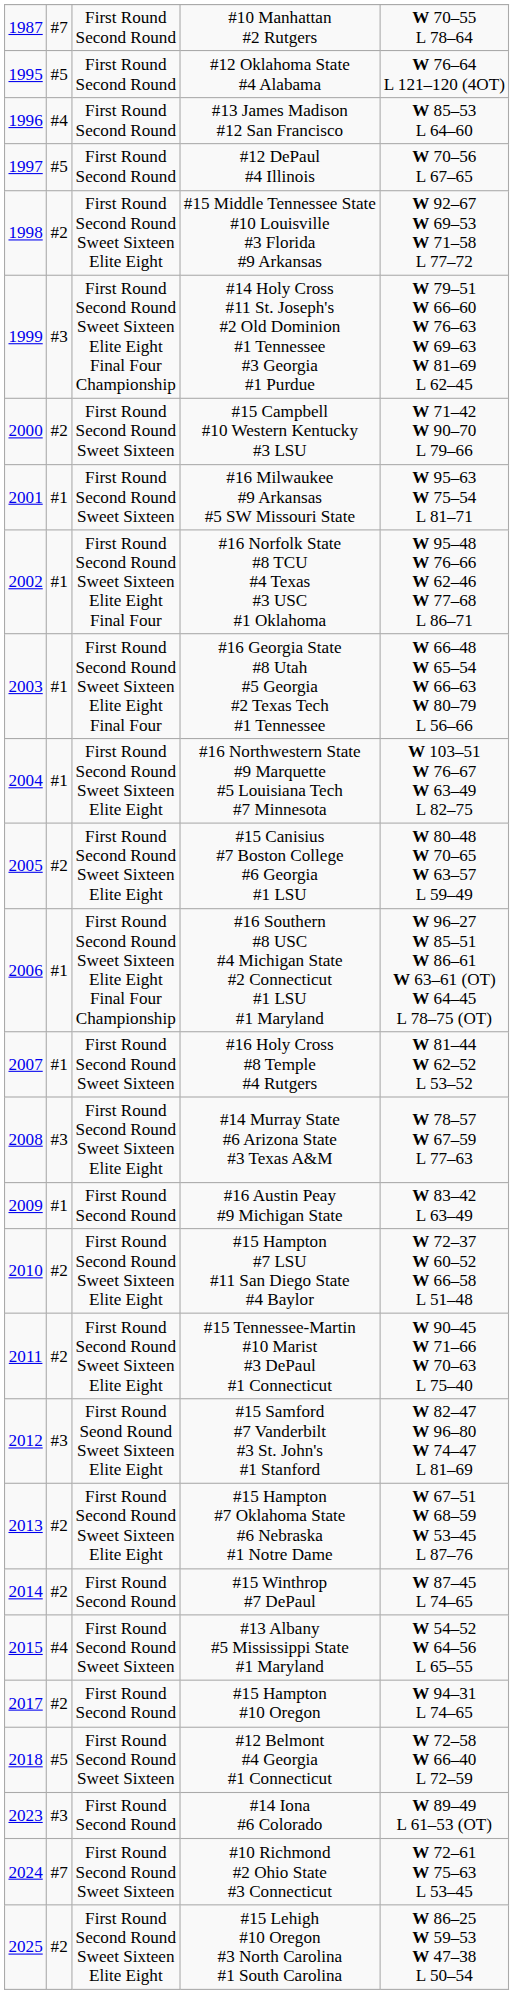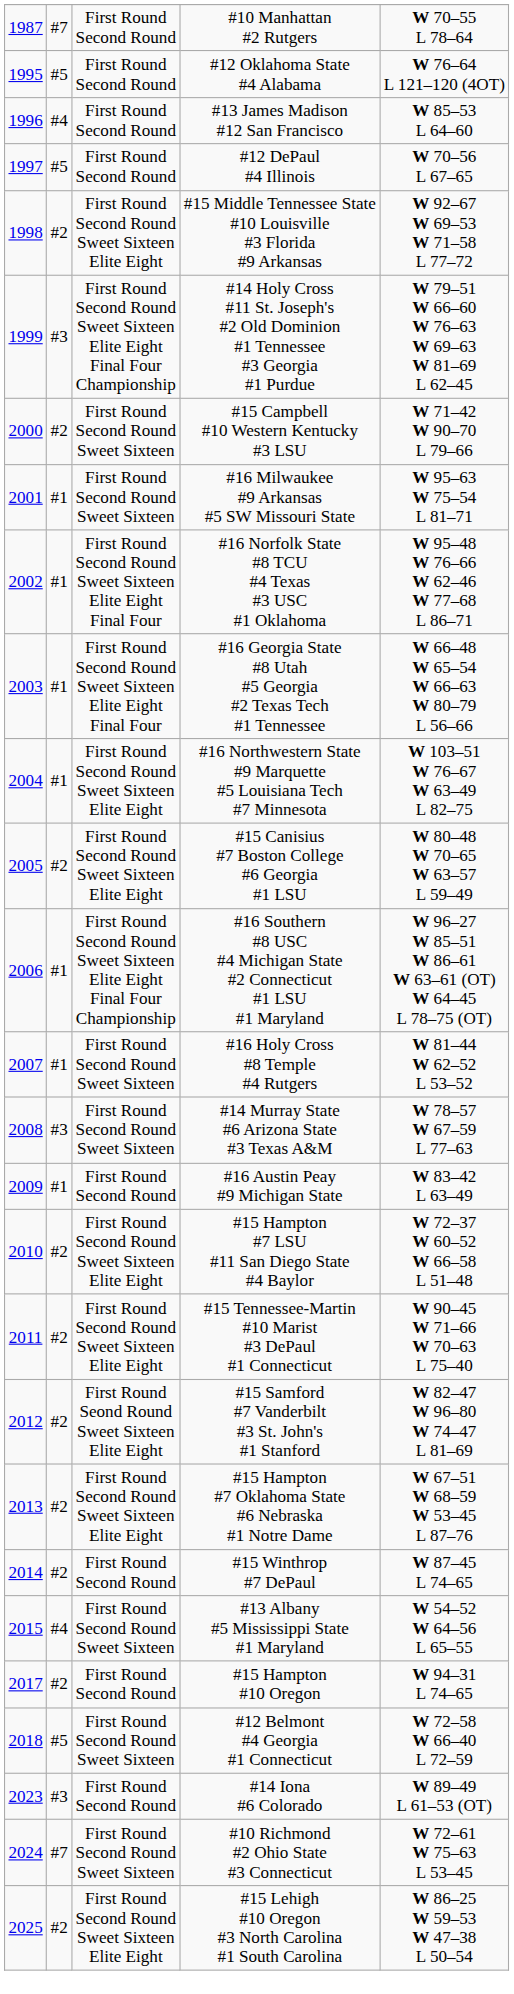(126, 1139) First Round Second Round Sweet Sixteen Elite Eight -> (126, 1130) First Round Second Round Sweet Sixteen
(59, 1440) #3 -> (59, 1421) #2
